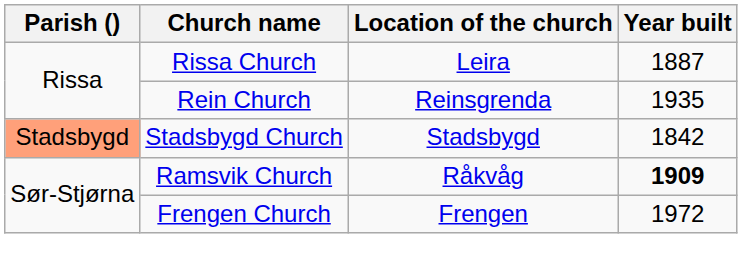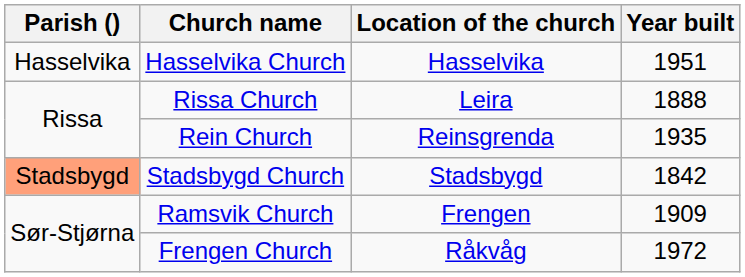+ row: (245, 61)
(678, 61) 1887 -> (680, 99) 1888
(483, 175) Råkvåg -> (486, 213) Frengen
(678, 175) bold -> (680, 213) normal
(483, 213) Frengen -> (486, 251) Råkvåg
